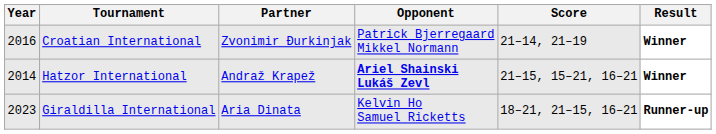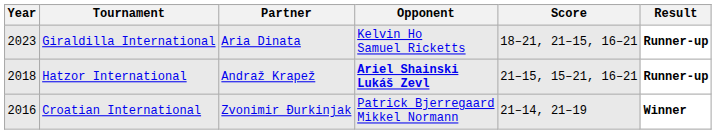rows swapped: (122, 42) <-> (129, 111)
(22, 76) 2014 -> (22, 76) 2018
(665, 76) Winner -> (676, 76) Runner-up
